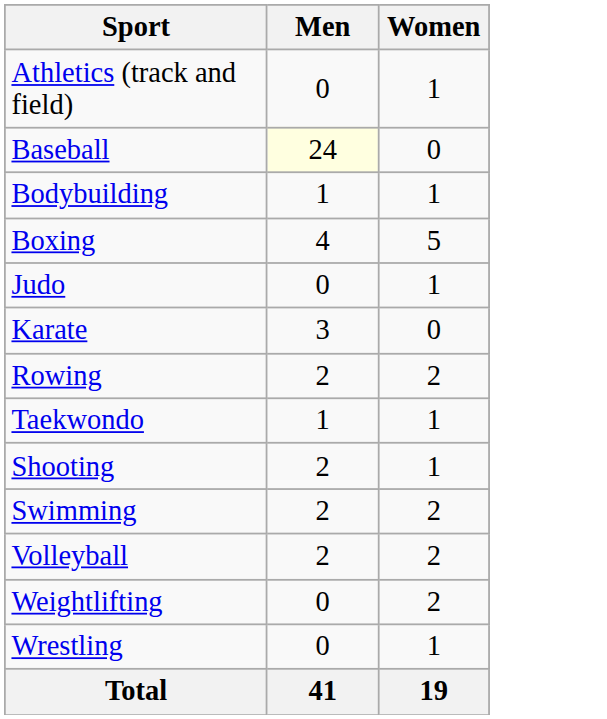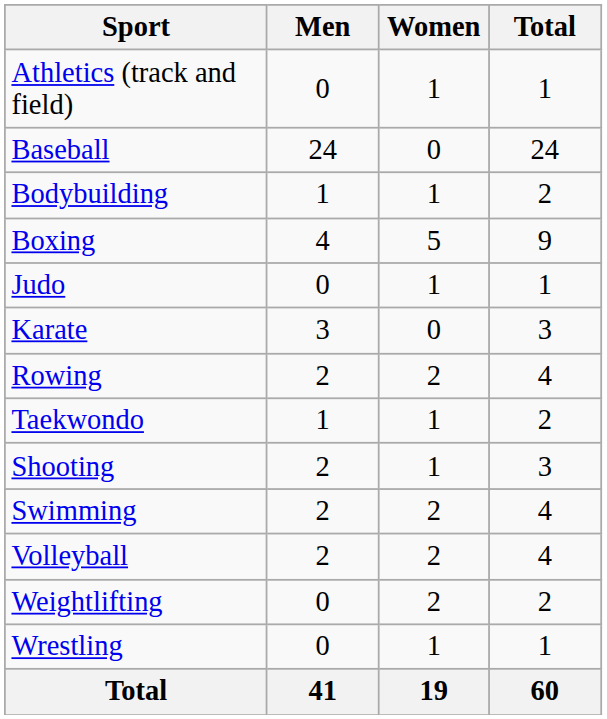+ column: (545, 27)
(323, 149) lightyellow background -> (323, 149) no background
